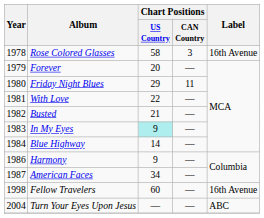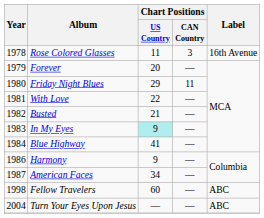(155, 53) 58 -> (155, 53) 11
(155, 144) 14 -> (155, 144) 41
(233, 190) 16th Avenue -> (219, 190) ABC
